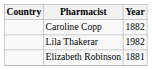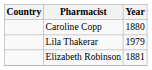(135, 27) 1882 -> (135, 27) 1880
(135, 42) 1982 -> (135, 42) 1979
